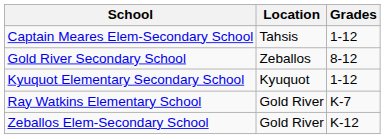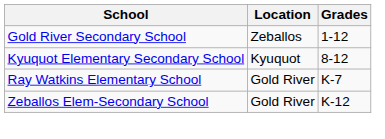- row: (130, 36)
(344, 58) 8-12 -> (335, 36) 1-12
(344, 79) 1-12 -> (335, 58) 8-12
